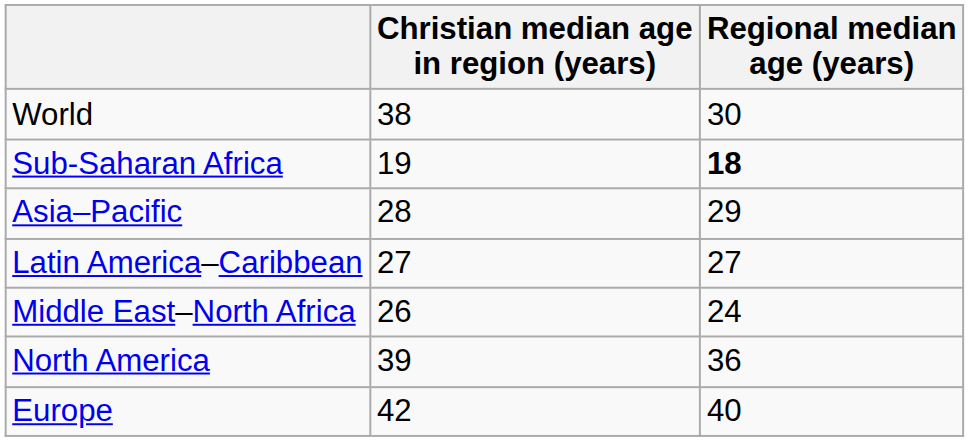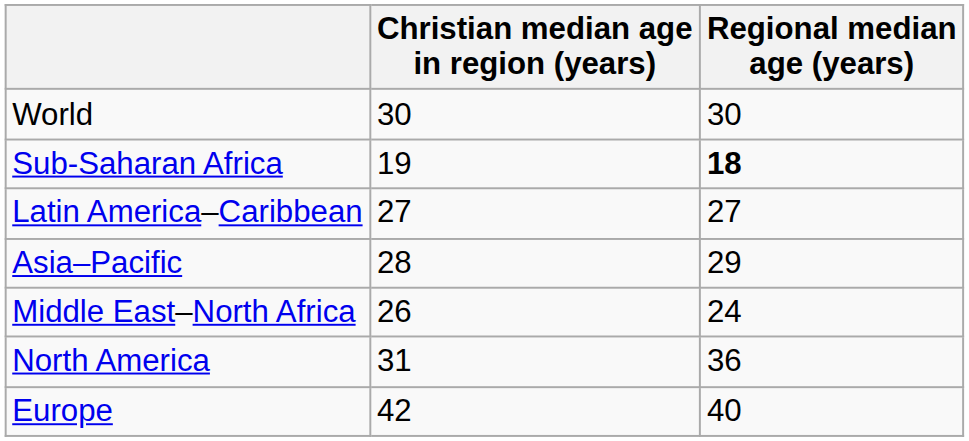(394, 113) 38 -> (394, 113) 30
rows swapped: (187, 262) <-> (97, 212)
(394, 361) 39 -> (394, 361) 31
